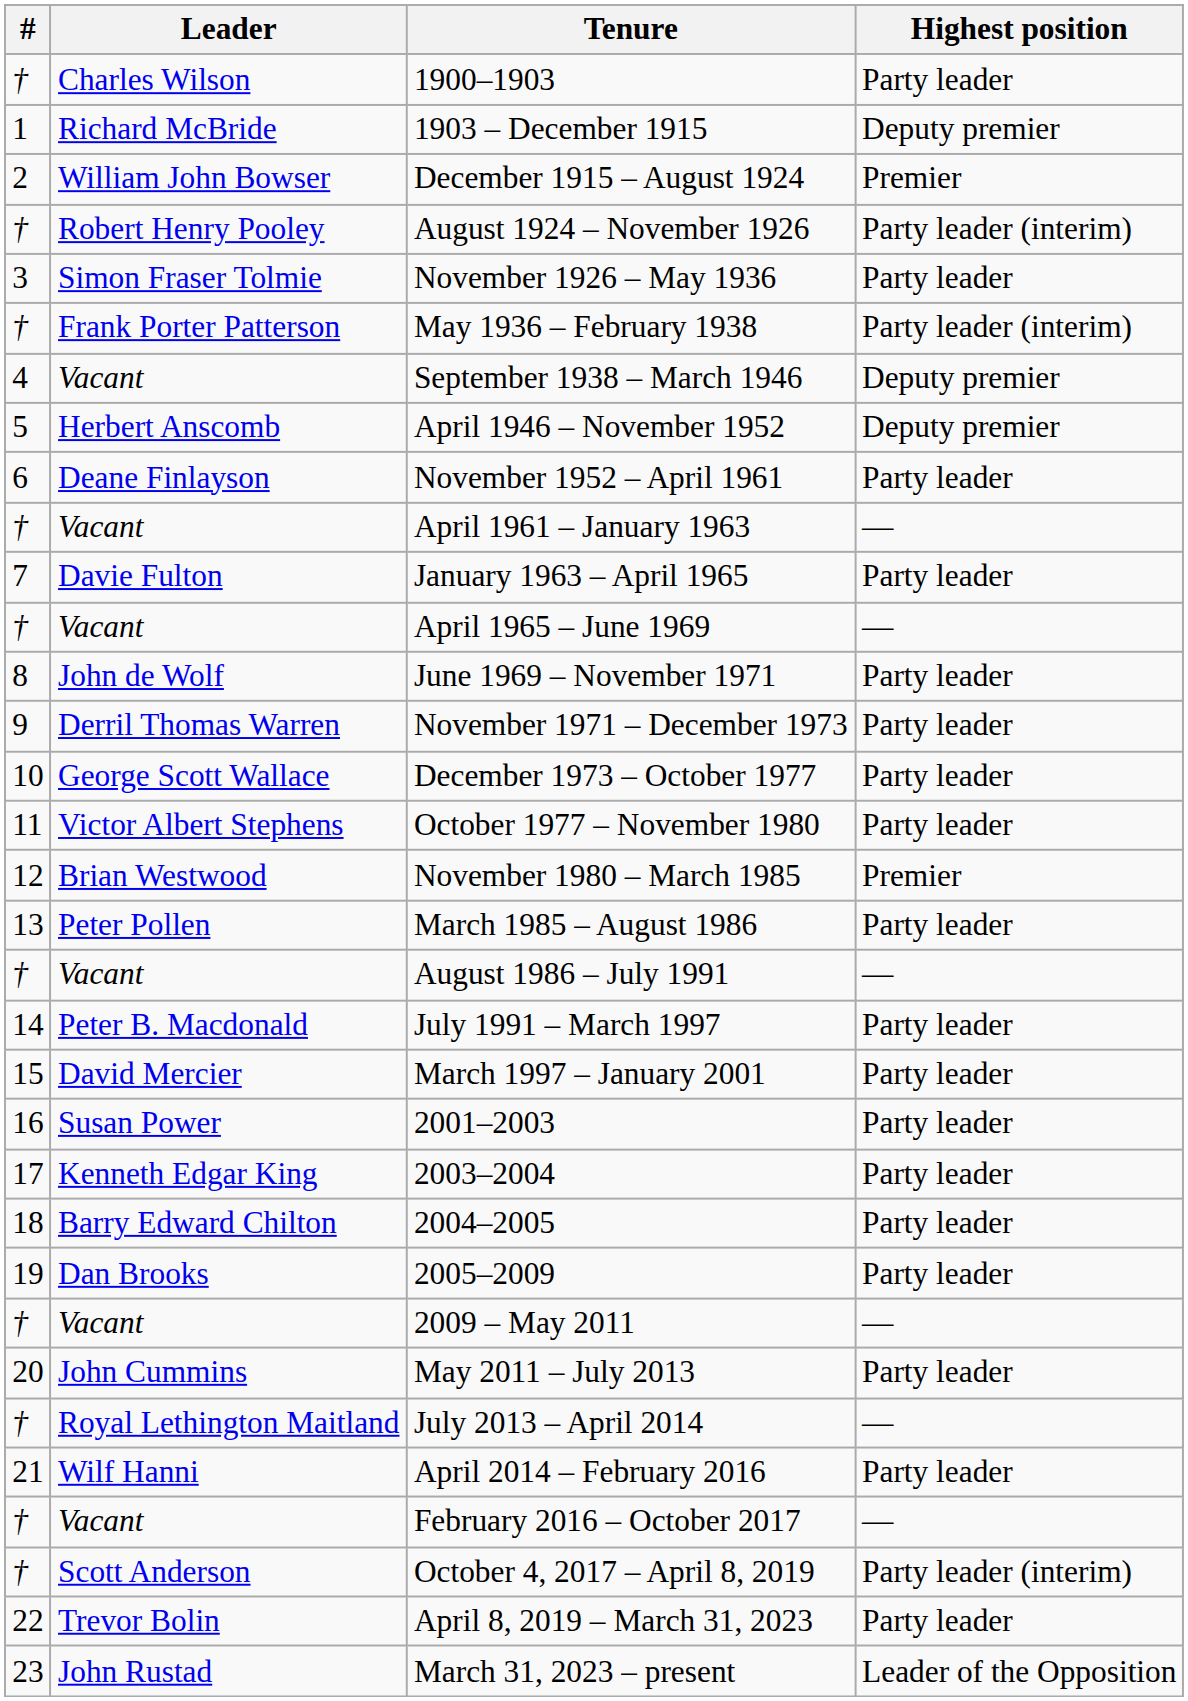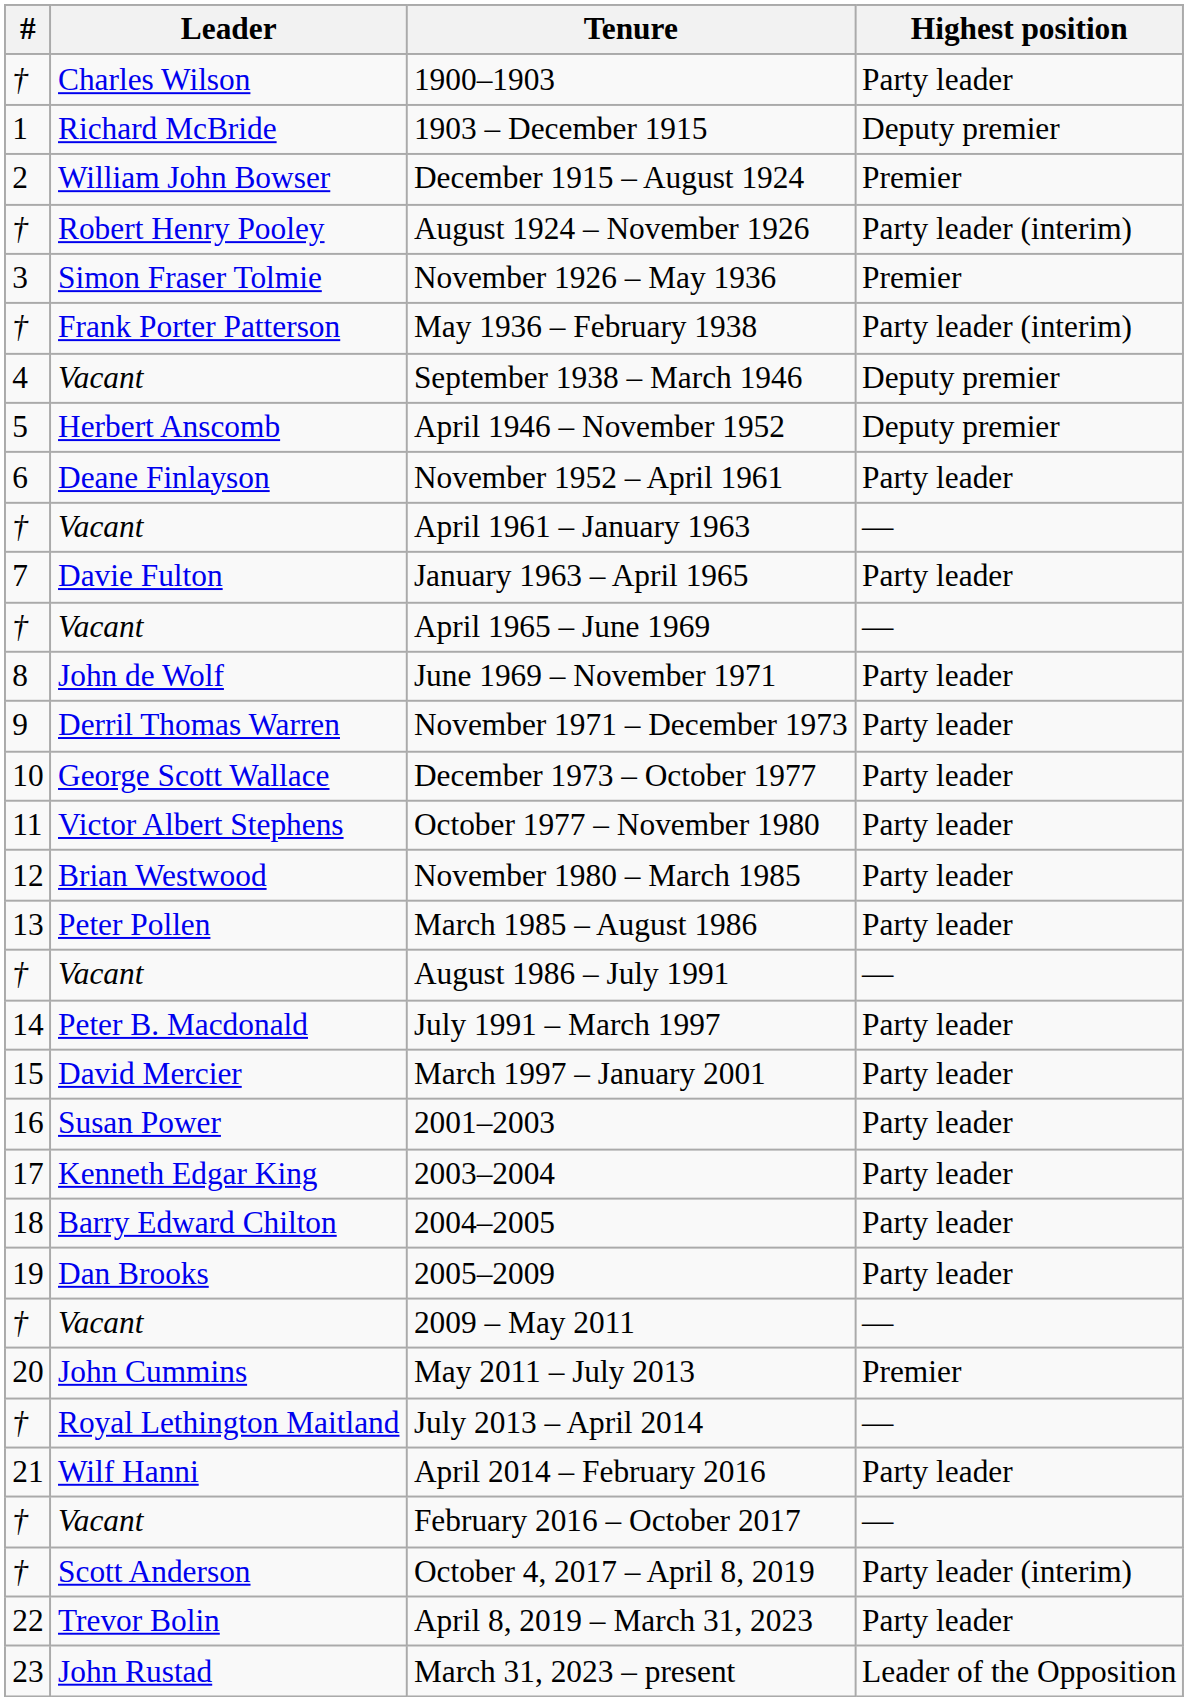(937, 278) Party leader -> (912, 278) Premier
(912, 874) Premier -> (937, 874) Party leader
(937, 1372) Party leader -> (912, 1372) Premier
